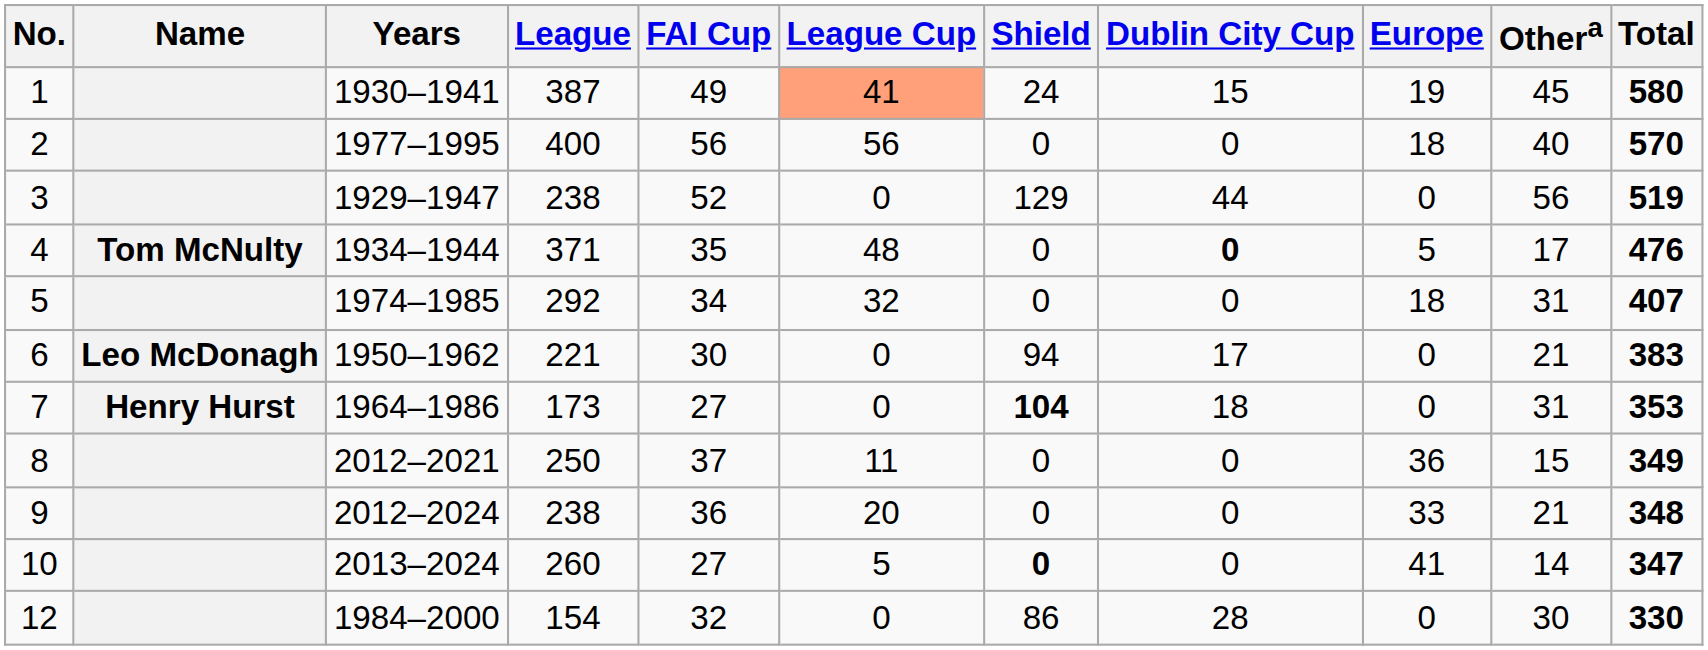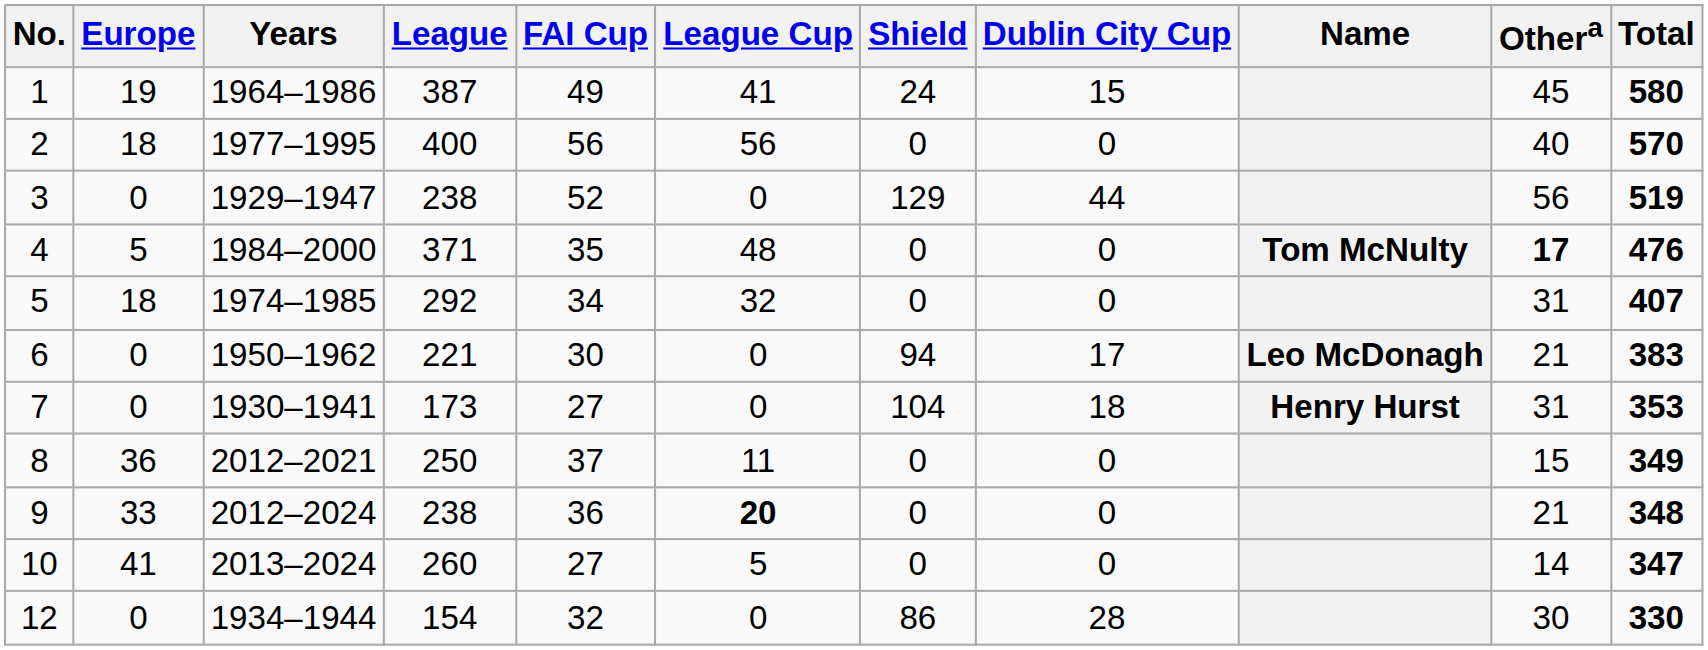columns swapped: (200, 35) <-> (1427, 35)
(417, 92) 1930–1941 -> (294, 92) 1964–1986
(881, 92) lightsalmon background -> (758, 92) no background
(417, 249) 1934–1944 -> (294, 249) 1984–2000
(1230, 249) bold -> (1107, 249) normal
(1551, 249) normal -> (1551, 249) bold
(417, 407) 1964–1986 -> (294, 407) 1930–1941
(1041, 407) bold -> (918, 407) normal
(881, 512) normal -> (758, 512) bold
(1041, 564) bold -> (918, 564) normal
(417, 617) 1984–2000 -> (294, 617) 1934–1944
